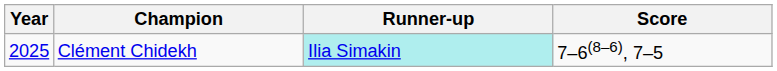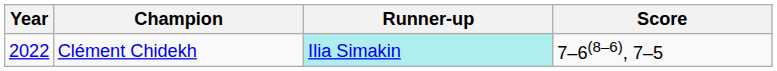(29, 50) 2025 -> (29, 50) 2022
